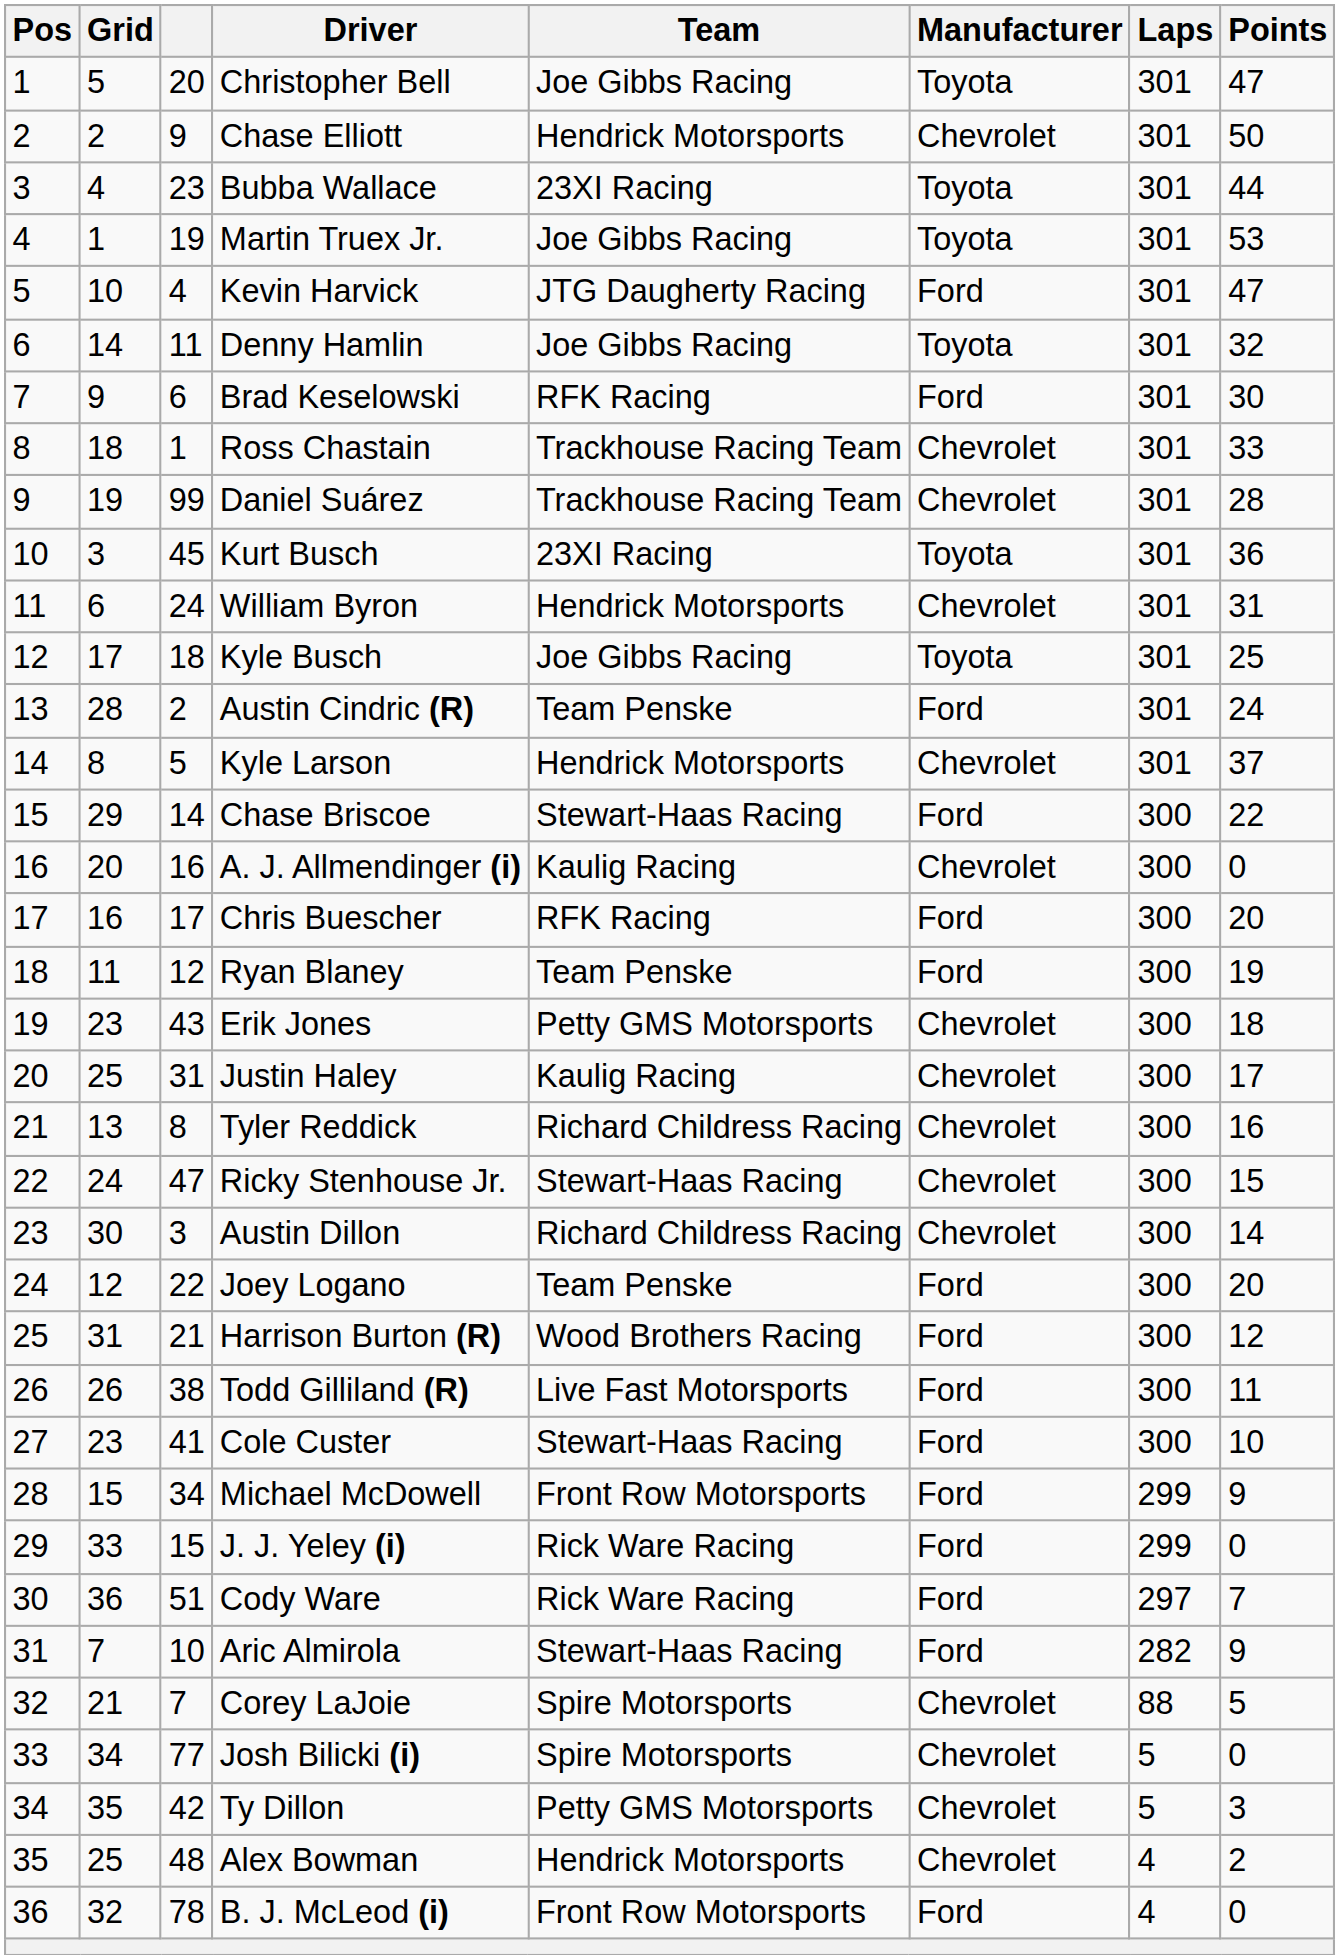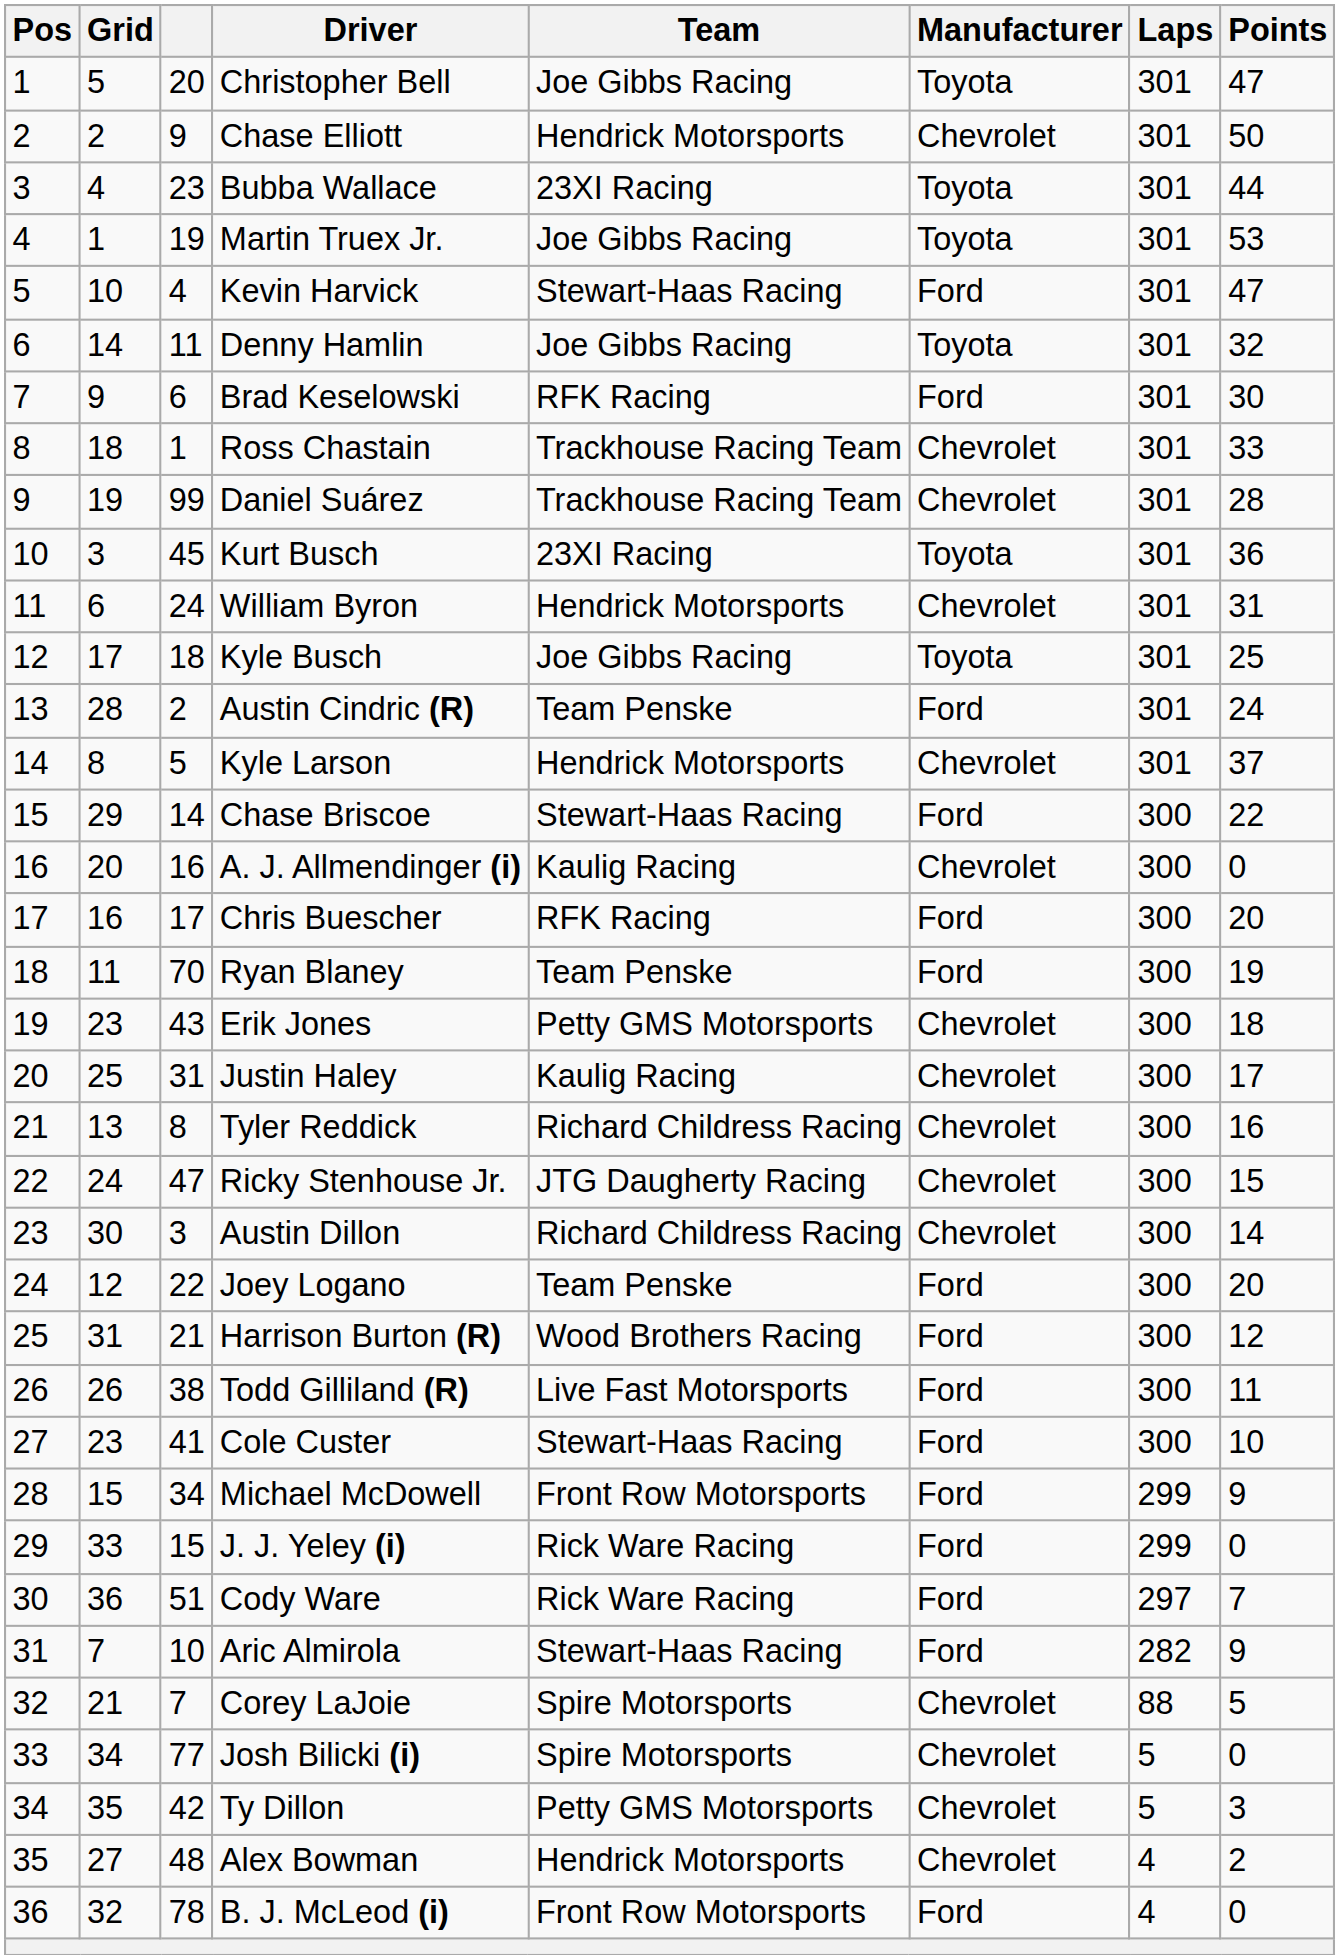(701, 291) JTG Daugherty Racing -> (689, 291) Stewart-Haas Racing
(187, 971) 12 -> (187, 971) 70
(689, 1180) Stewart-Haas Racing -> (701, 1180) JTG Daugherty Racing
(105, 1859) 25 -> (105, 1859) 27
